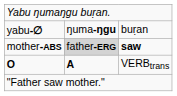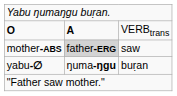rows swapped: (25, 30) <-> (11, 64)
(131, 47) bold -> (130, 48) normal
